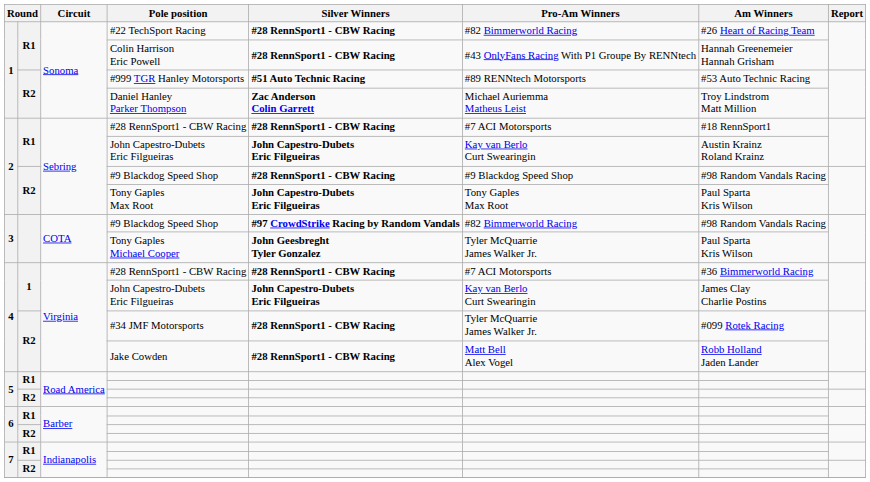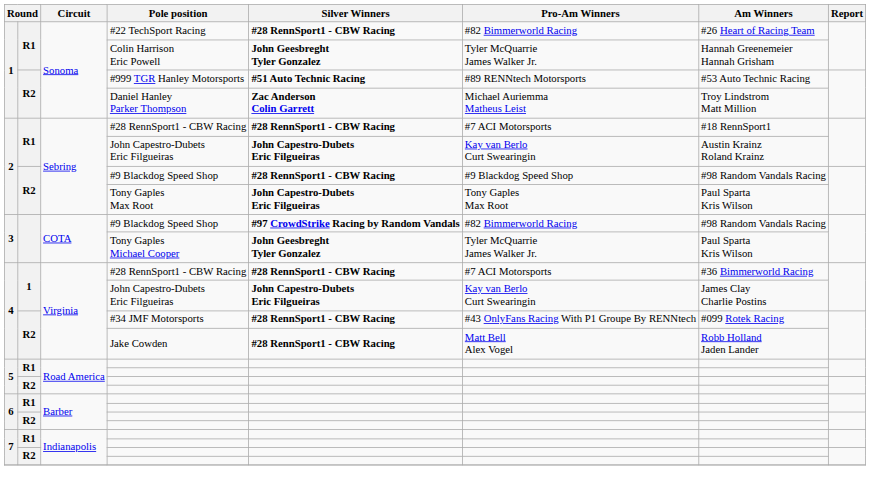(323, 54) #28 RennSport1 - CBW Racing -> (290, 54) John Geesbreght Tyler Gonzalez
(580, 54) #43 OnlyFans Racing With P1 Groupe By RENNtech -> (501, 54) Tyler McQuarrie James Walker Jr.
(501, 325) Tyler McQuarrie James Walker Jr. -> (580, 319) #43 OnlyFans Racing With P1 Groupe By RENNtech
